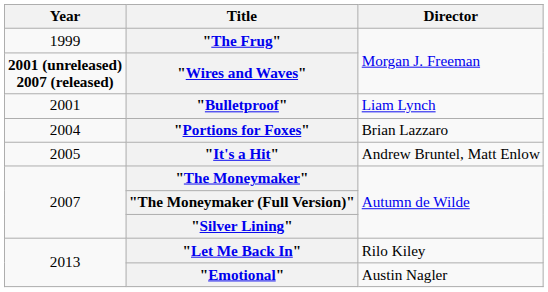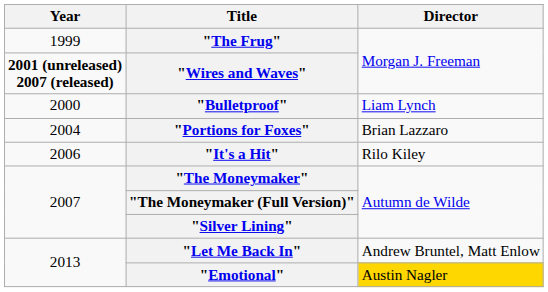(65, 105) 2001 -> (65, 105) 2000
(65, 154) 2005 -> (65, 154) 2006
(451, 154) Andrew Bruntel, Matt Enlow -> (394, 154) Rilo Kiley
(394, 250) Rilo Kiley -> (451, 250) Andrew Bruntel, Matt Enlow
(405, 274) no background -> (405, 274) gold background
